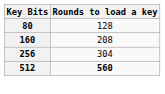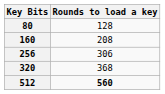(105, 54) 304 -> (105, 54) 306
+ row: (27, 68)
